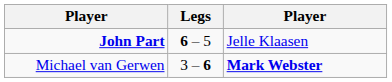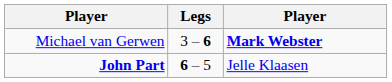rows swapped: (100, 65) <-> (132, 41)
